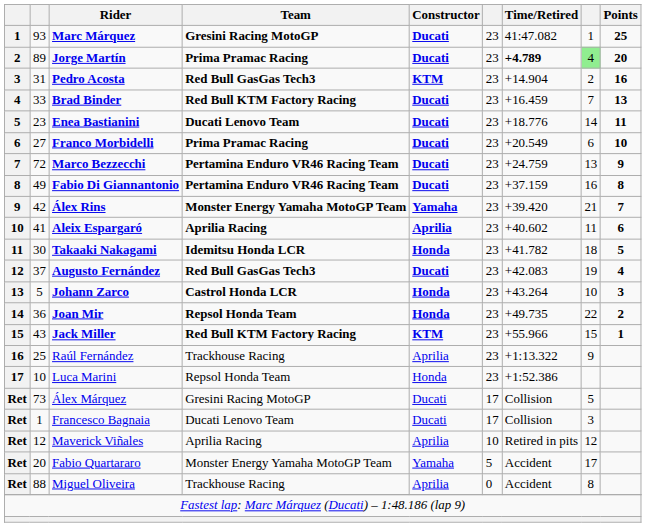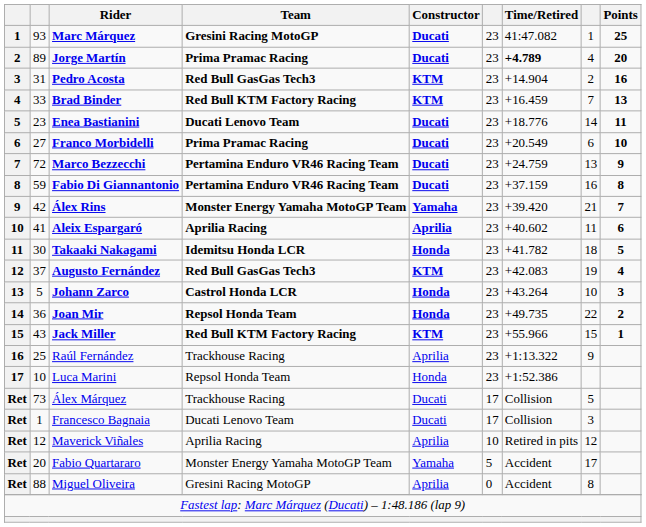(591, 57) lightgreen background -> (591, 57) no background
(431, 100) Ducati -> (428, 100) KTM
(39, 185) 49 -> (39, 185) 59
(431, 270) Ducati -> (428, 270) KTM
(248, 398) Gresini Racing MotoGP -> (235, 398) Trackhouse Racing
(235, 483) Trackhouse Racing -> (248, 483) Gresini Racing MotoGP
